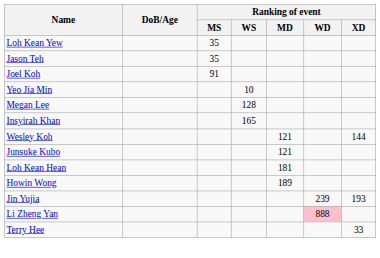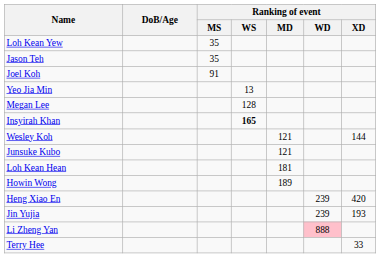(249, 90) 10 -> (249, 90) 13
(249, 121) normal -> (249, 121) bold
+ row: (33, 198)
